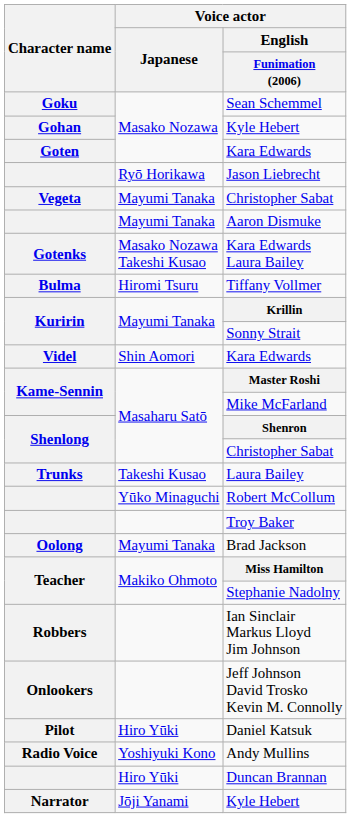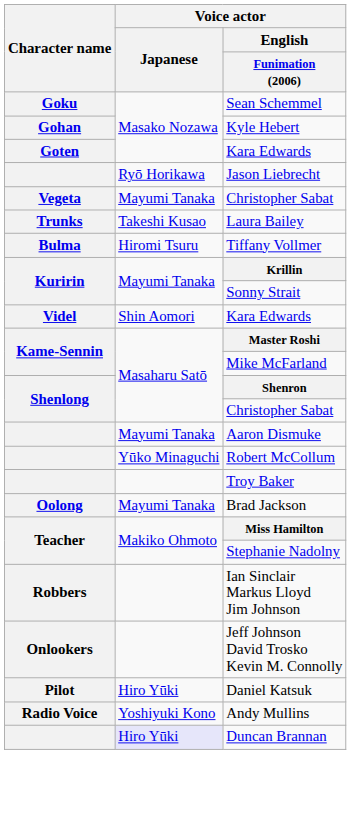rows swapped: (60, 474) <-> (60, 222)
- row: (60, 253)
(148, 777) no background -> (148, 737) lavender background
- row: (60, 801)
